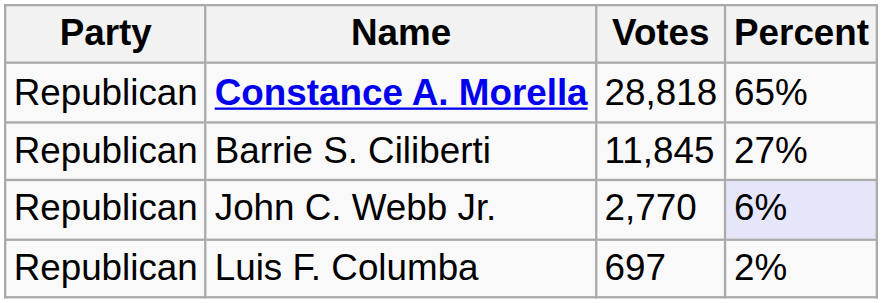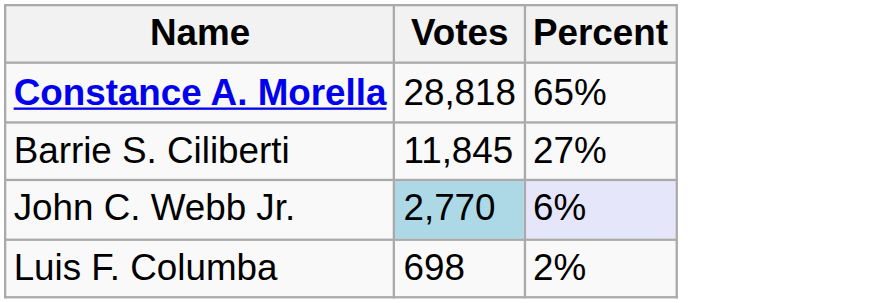- column: (106, 33)
(651, 208) no background -> (449, 208) lightblue background
(635, 267) 697 -> (434, 267) 698
